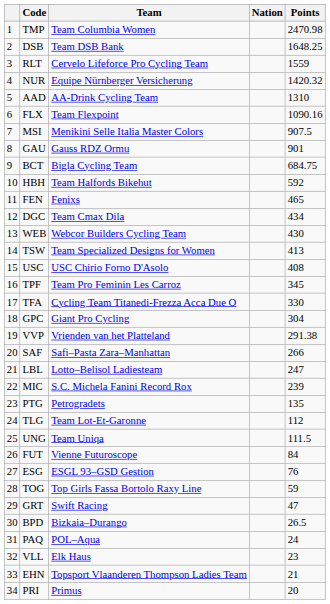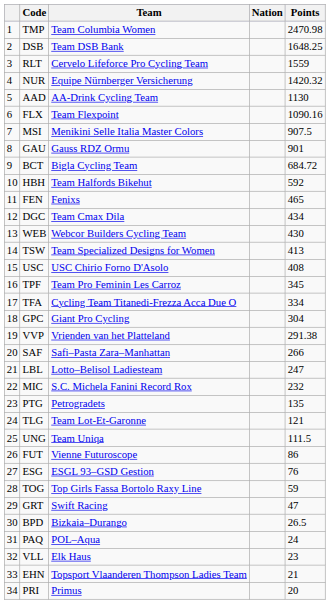(298, 98) 1310 -> (298, 98) 1130
(302, 166) 684.75 -> (302, 166) 684.72
(296, 302) 330 -> (296, 302) 334
(296, 387) 239 -> (296, 387) 232
(296, 421) 112 -> (296, 421) 121
(293, 455) 84 -> (293, 455) 86
